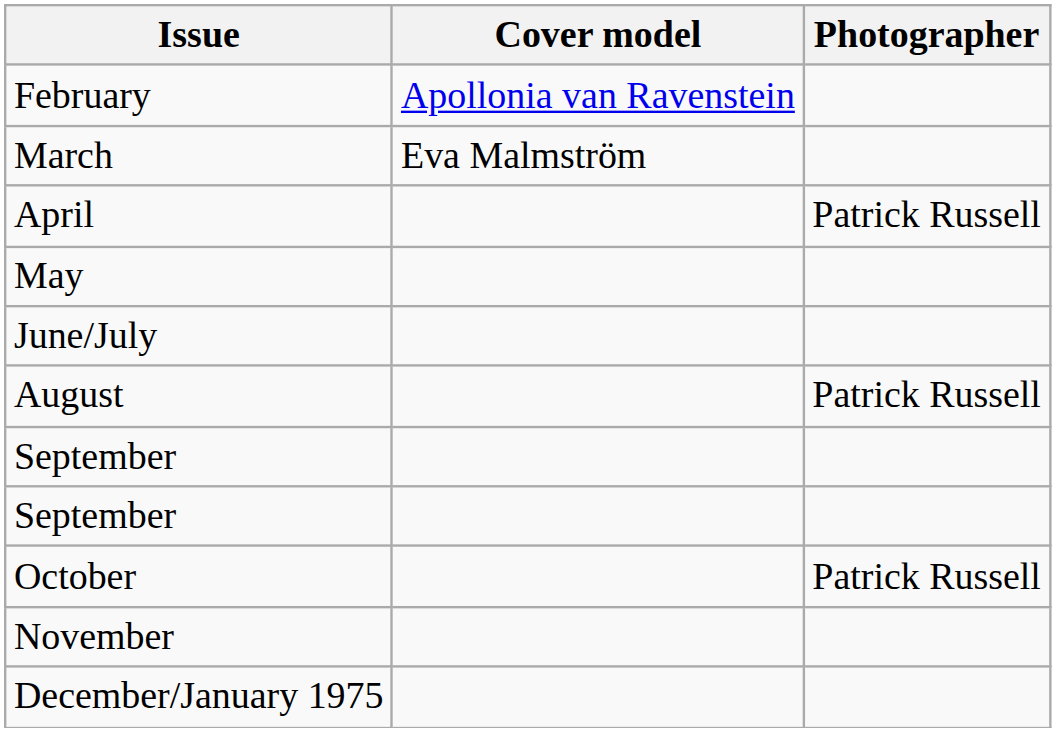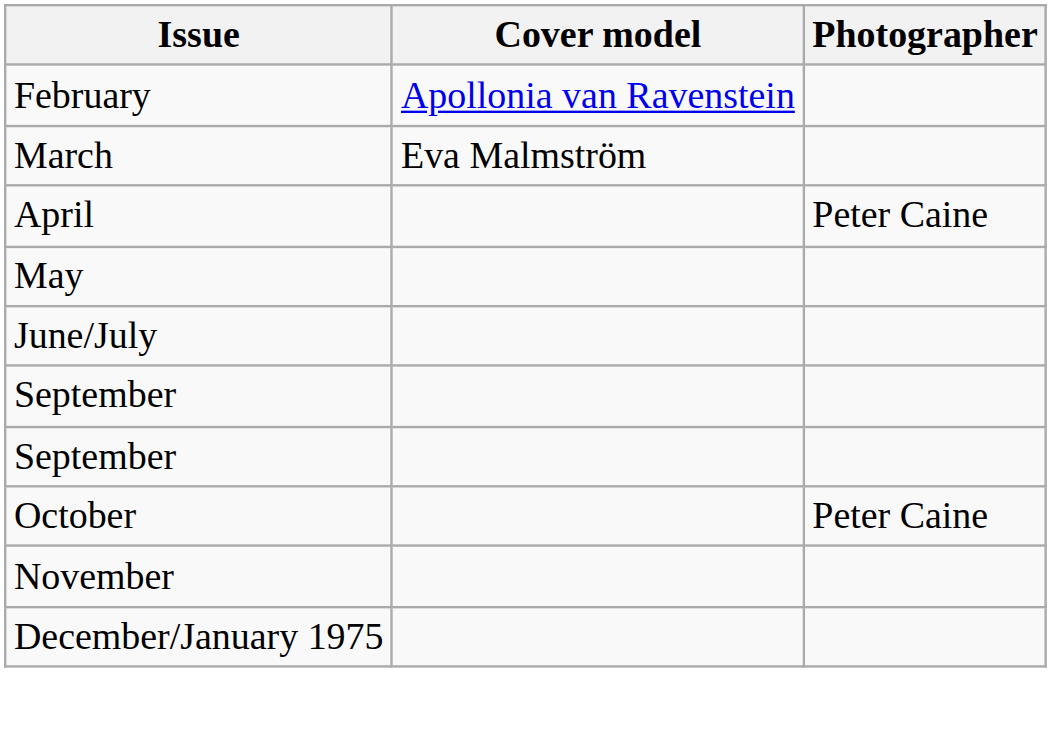(927, 214) Patrick Russell -> (900, 214) Peter Caine
- row: (69, 395)
(927, 575) Patrick Russell -> (900, 515) Peter Caine
